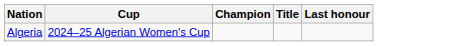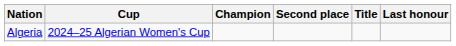+ column: (313, 14)
